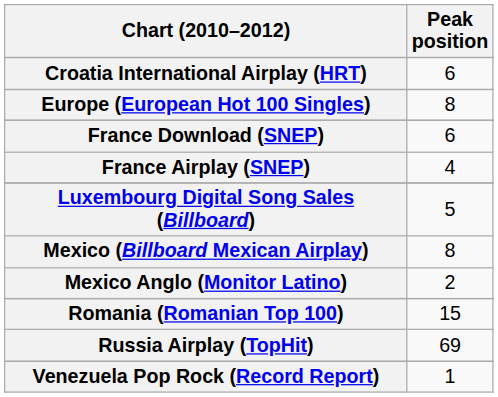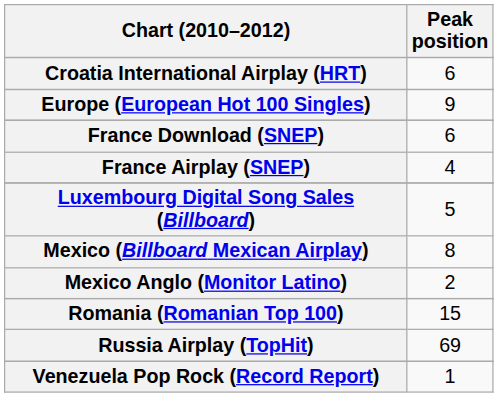(450, 104) 8 -> (450, 104) 9
